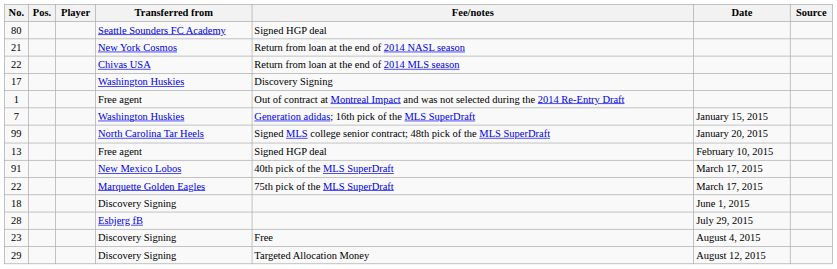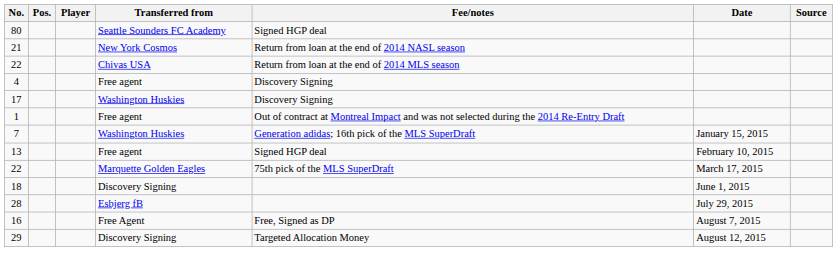+ row: (16, 82)
- row: (16, 134)
- row: (16, 168)
- row: (16, 238)
+ row: (16, 220)
